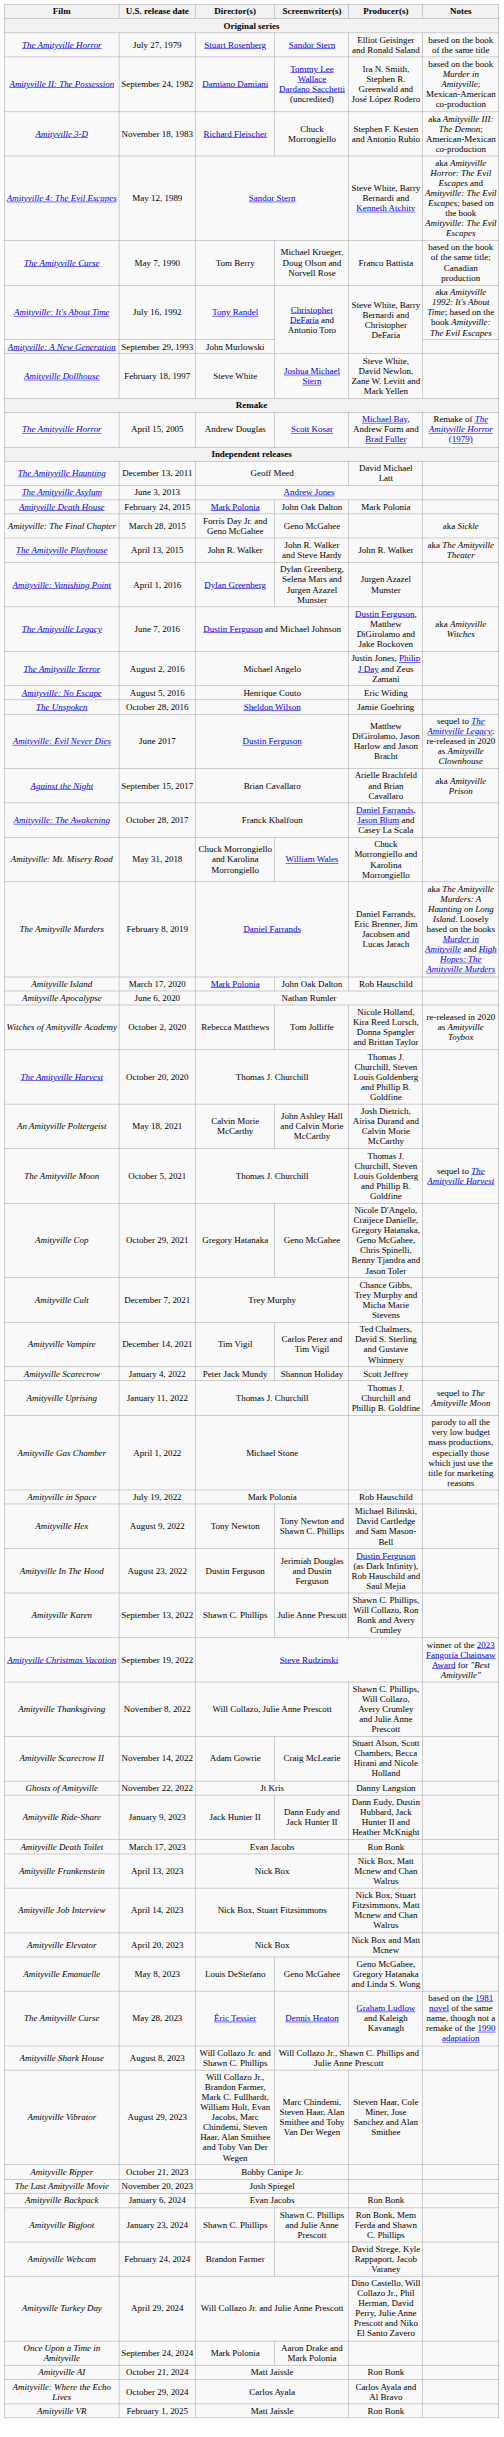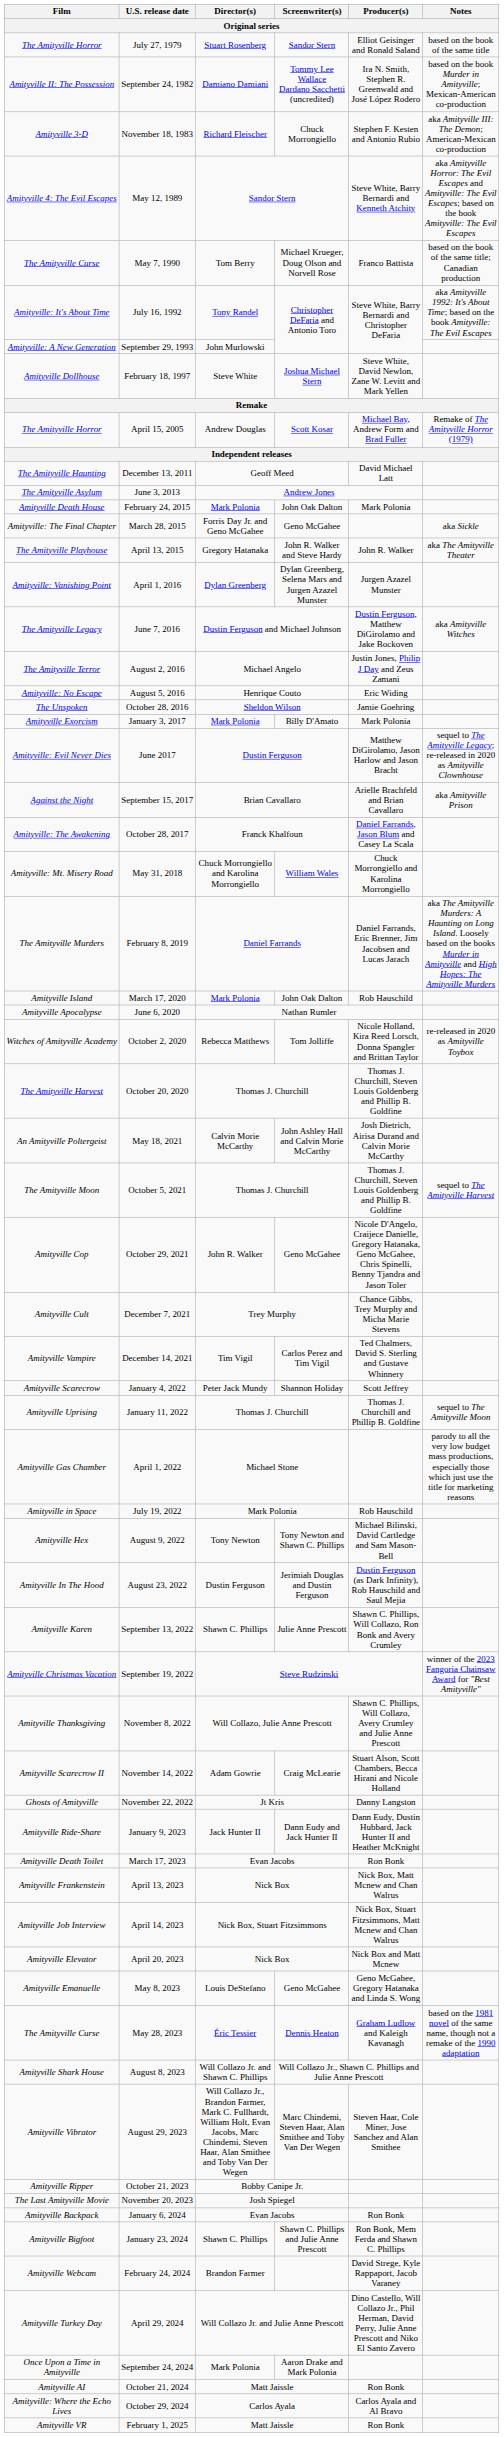(235, 550) John R. Walker -> (235, 550) Gregory Hatanaka
+ row: (157, 721)
(235, 1240) Gregory Hatanaka -> (235, 1254) John R. Walker
